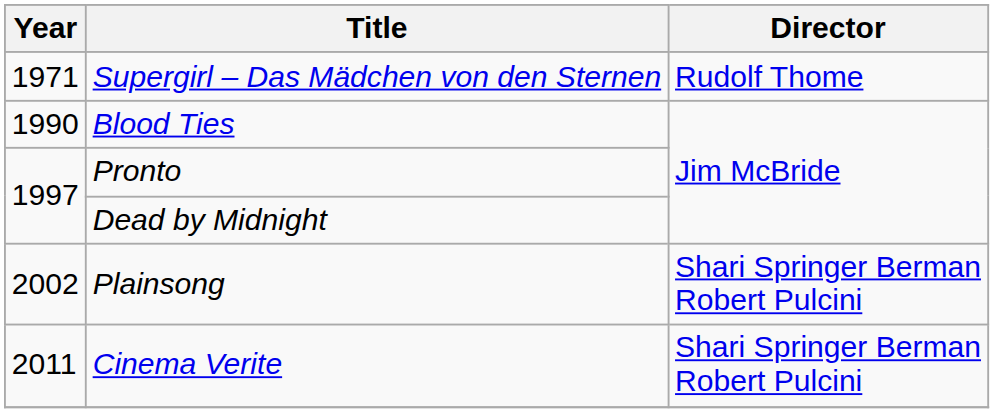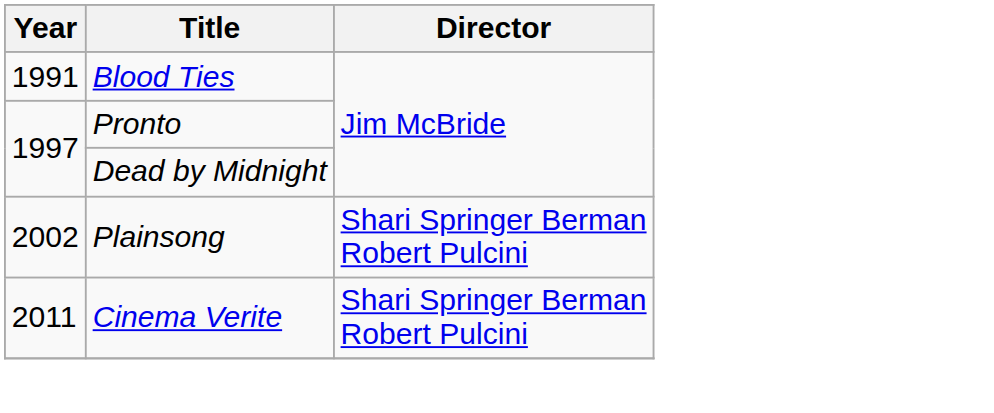- row: (377, 76)
(45, 123) 1990 -> (45, 76) 1991
